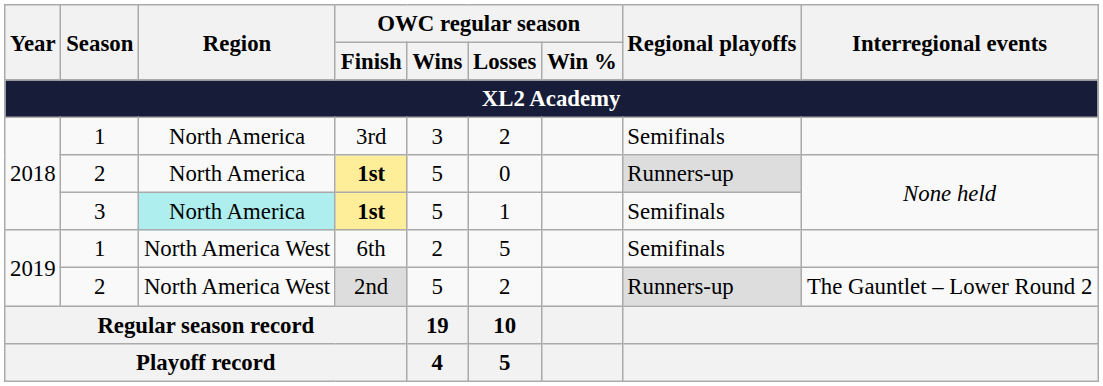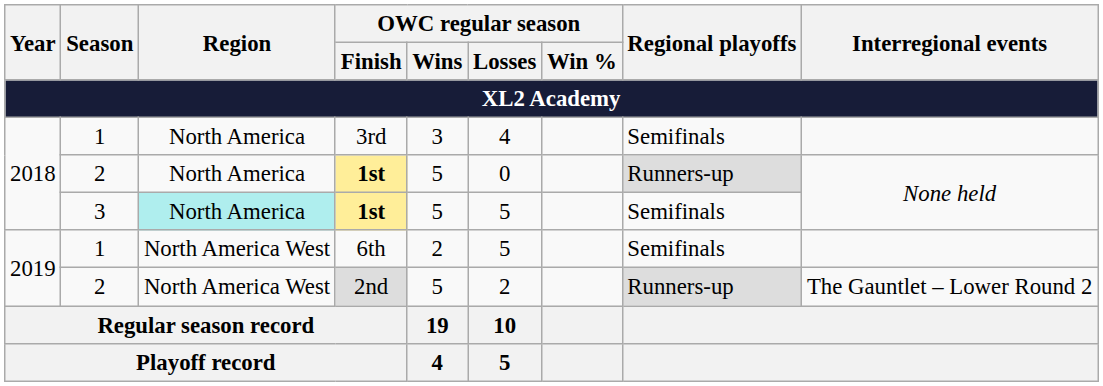(505, 136) 2 -> (505, 136) 4
(505, 211) 1 -> (505, 211) 5
